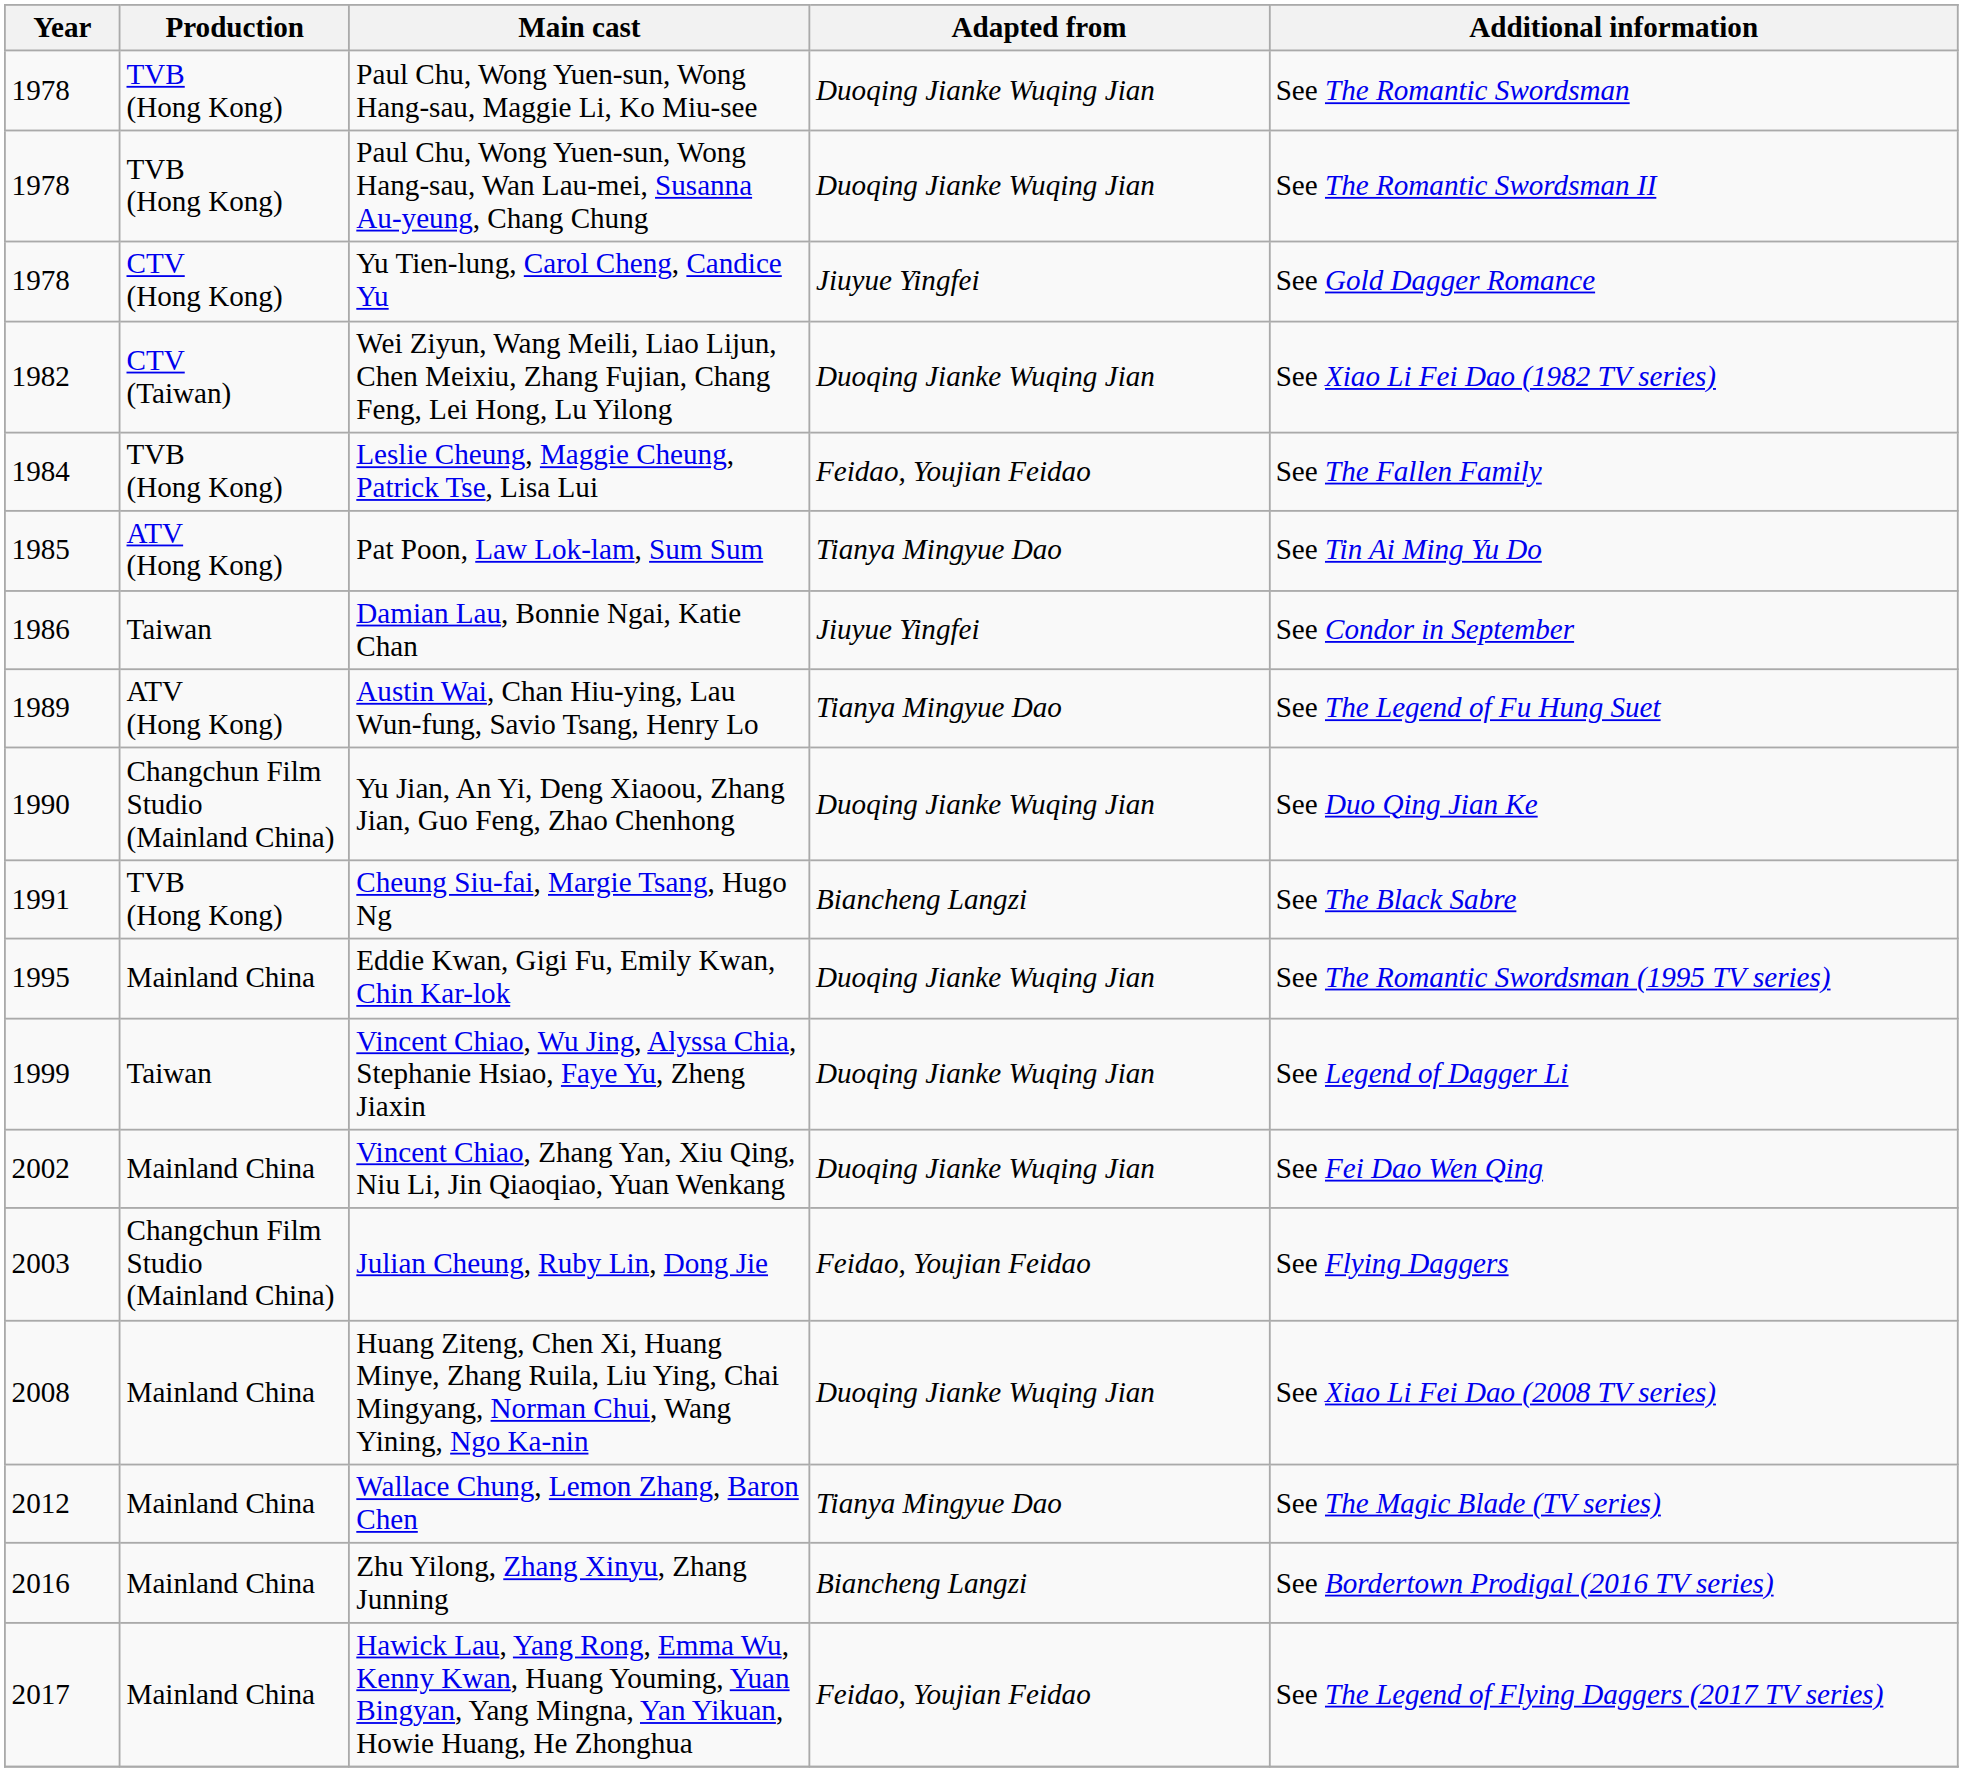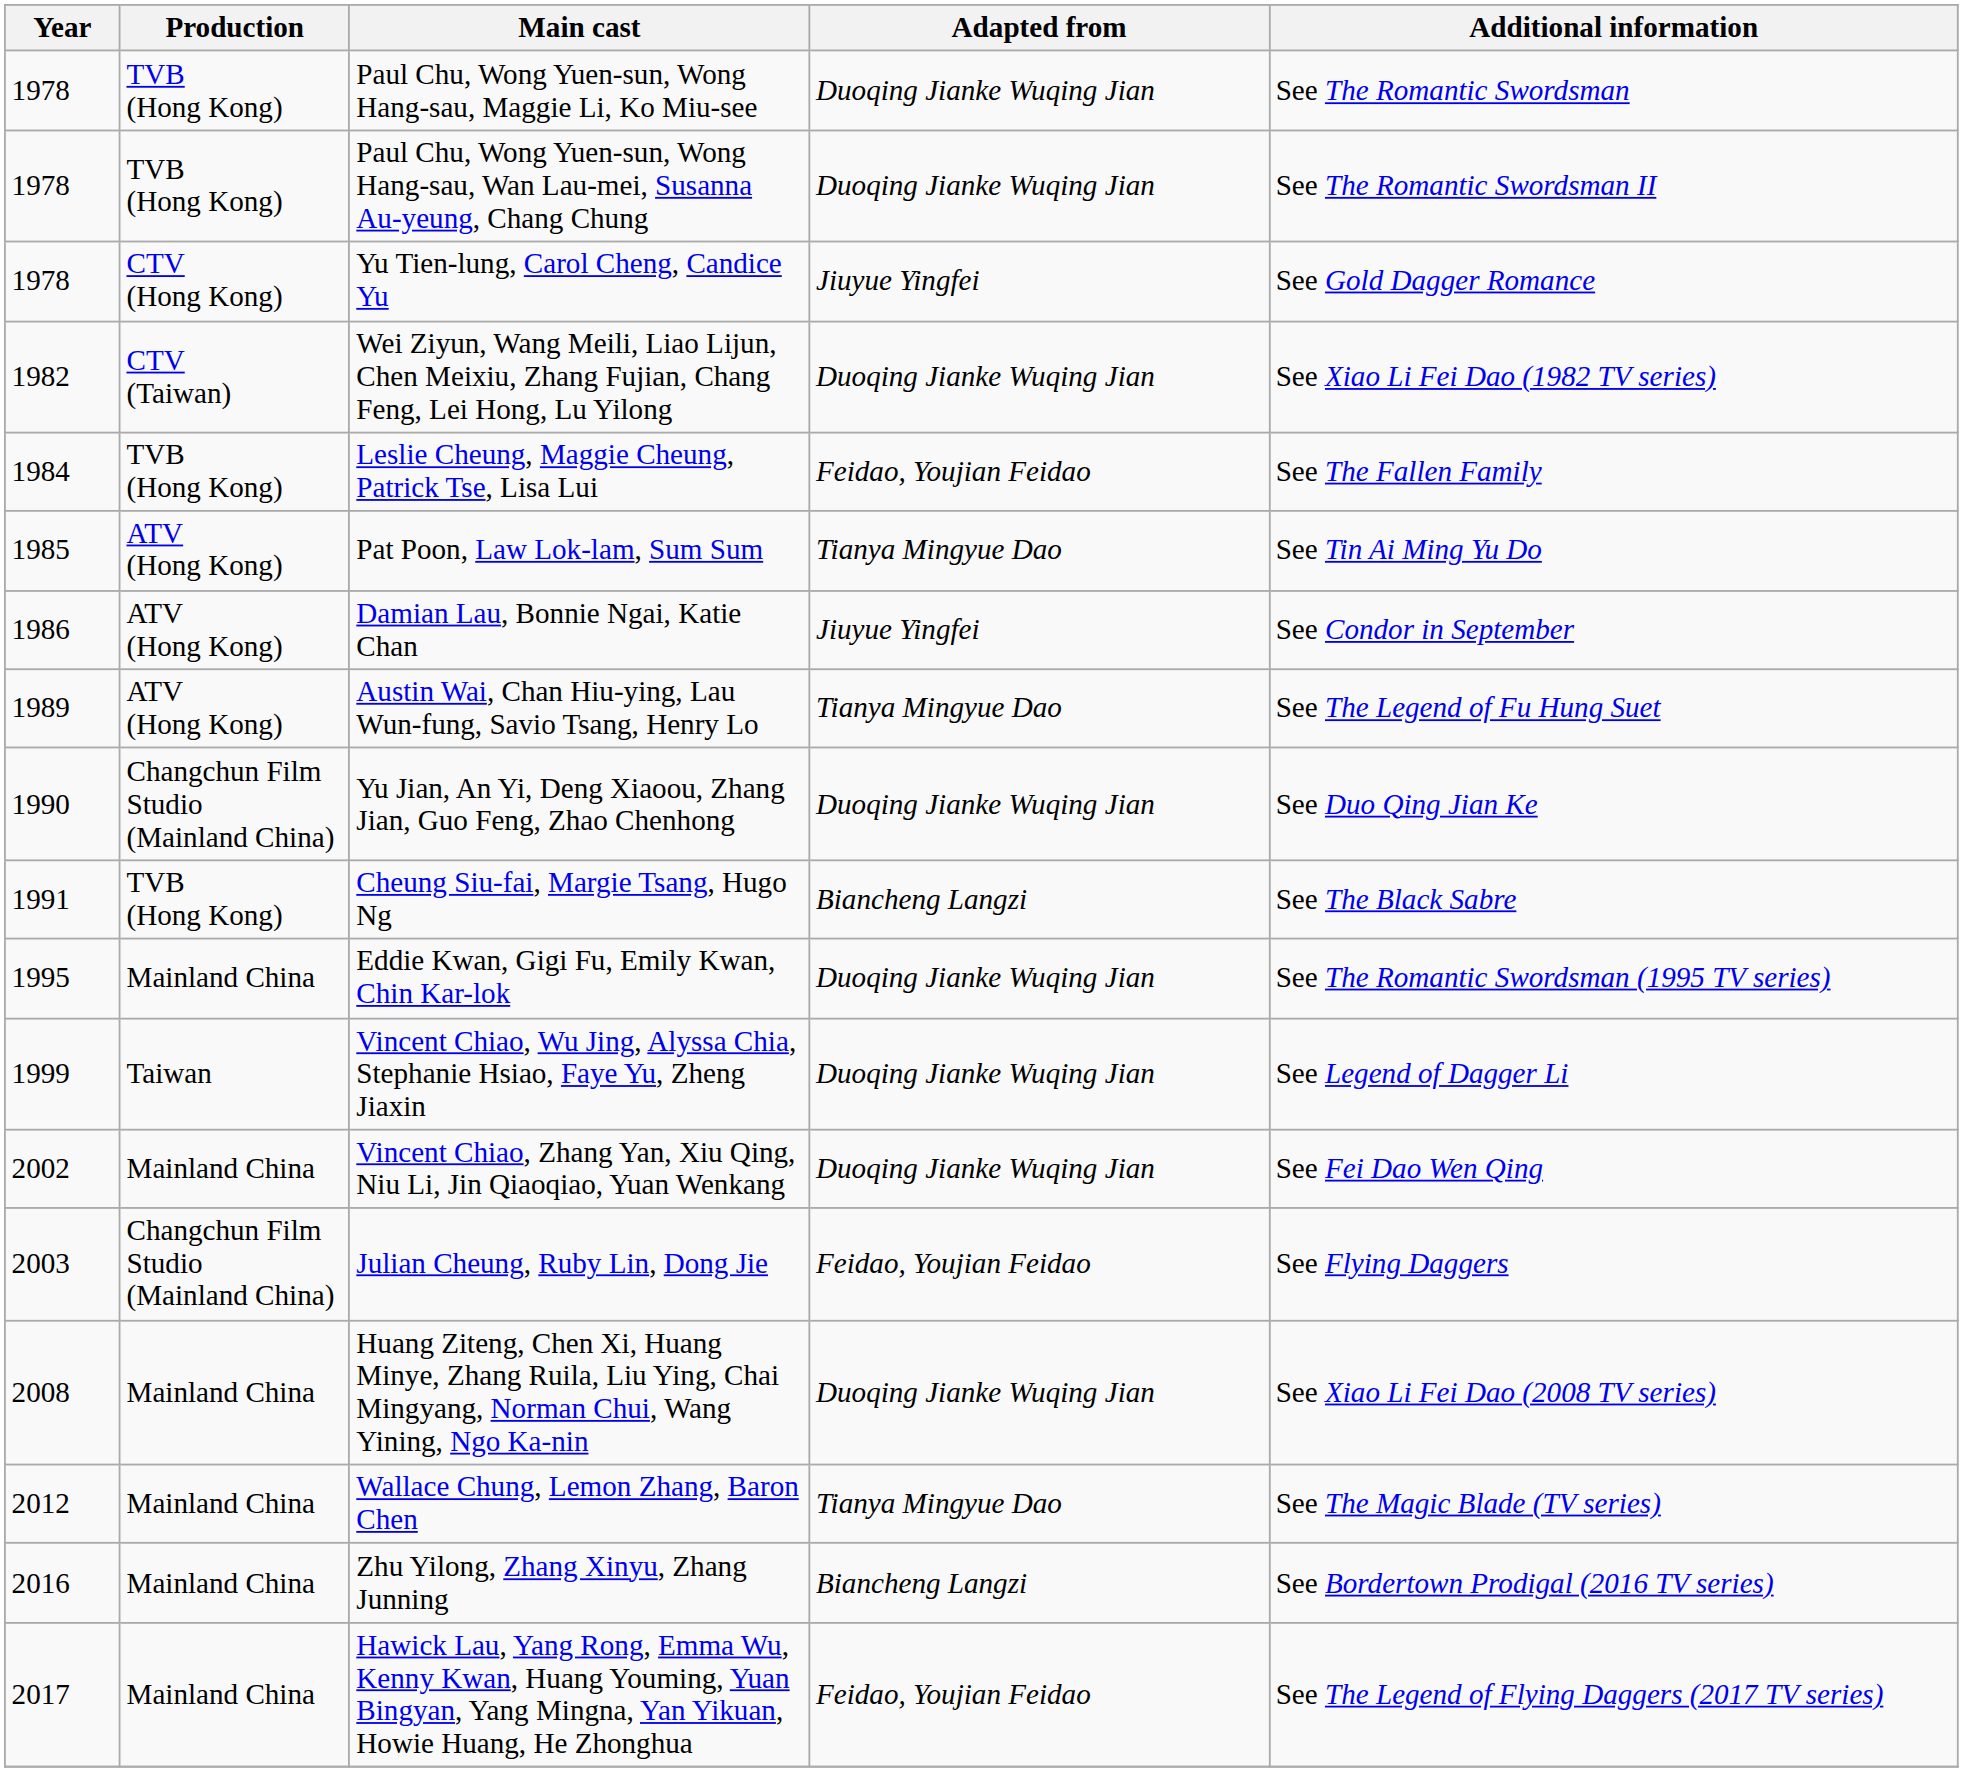(169, 629) Taiwan -> (205, 629) ATV (Hong Kong)
